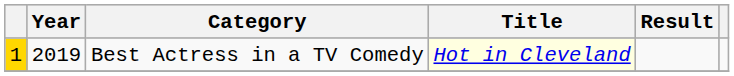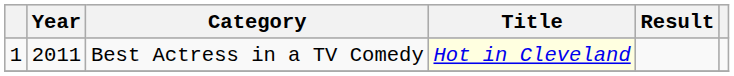(16, 55) gold background -> (16, 55) no background
(56, 55) 2019 -> (56, 55) 2011
